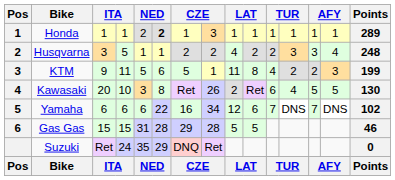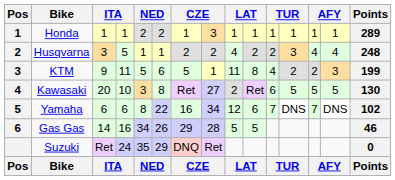(161, 33) bold -> (161, 33) normal
(314, 52) 3 -> (314, 52) 4
(213, 90) 26 -> (213, 90) 27
(294, 90) 4 -> (294, 90) 5
(143, 109) 6 -> (143, 109) 8
(104, 128) 15 -> (104, 128) 14
(125, 128) 15 -> (125, 128) 16
(143, 128) 31 -> (143, 128) 34
(161, 128) 28 -> (161, 128) 26
